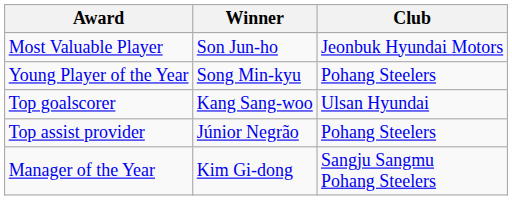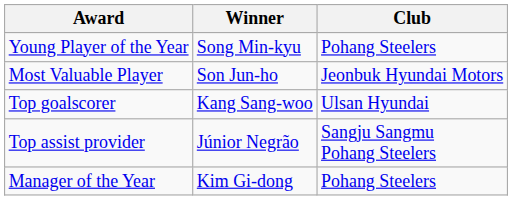rows swapped: (86, 47) <-> (99, 75)
(379, 132) Pohang Steelers -> (379, 142) Sangju Sangmu Pohang Steelers
(379, 170) Sangju Sangmu Pohang Steelers -> (379, 180) Pohang Steelers
